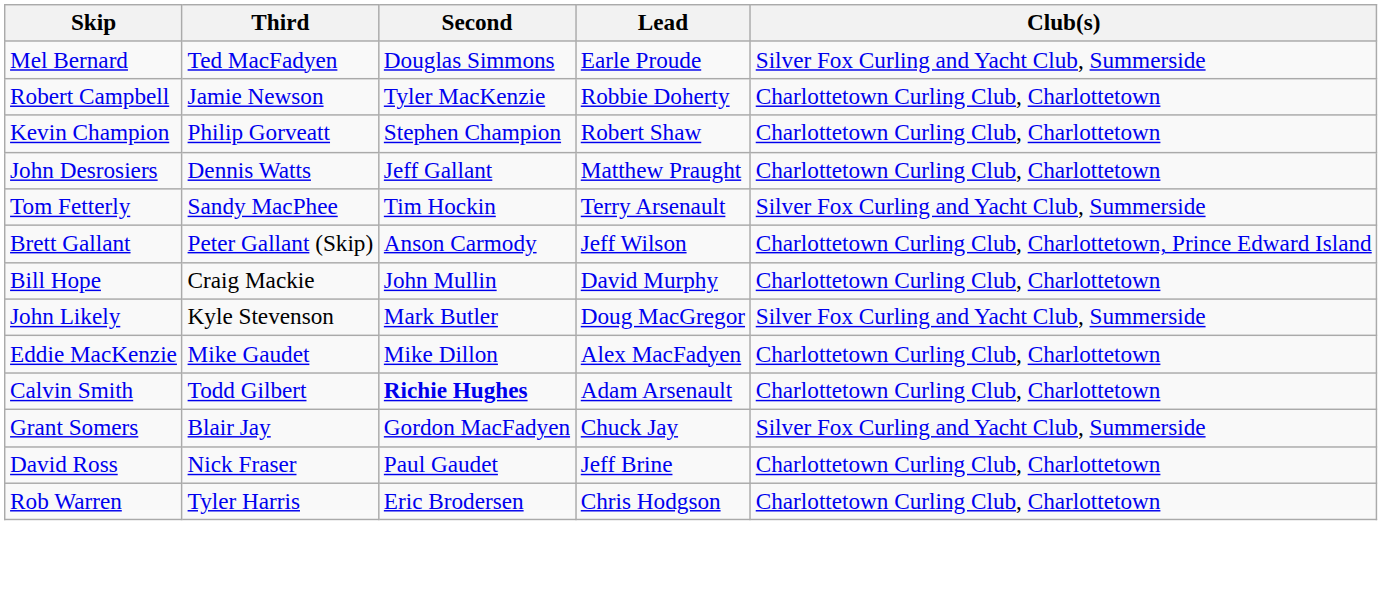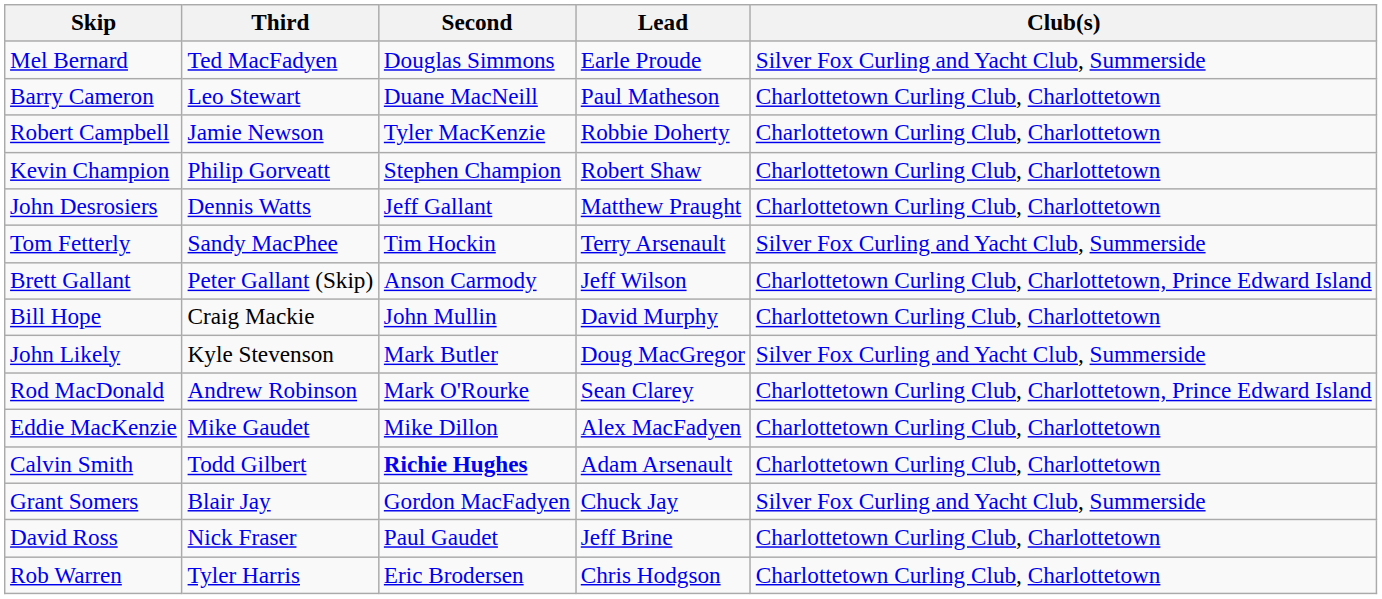+ row: (82, 96)
+ row: (87, 390)
